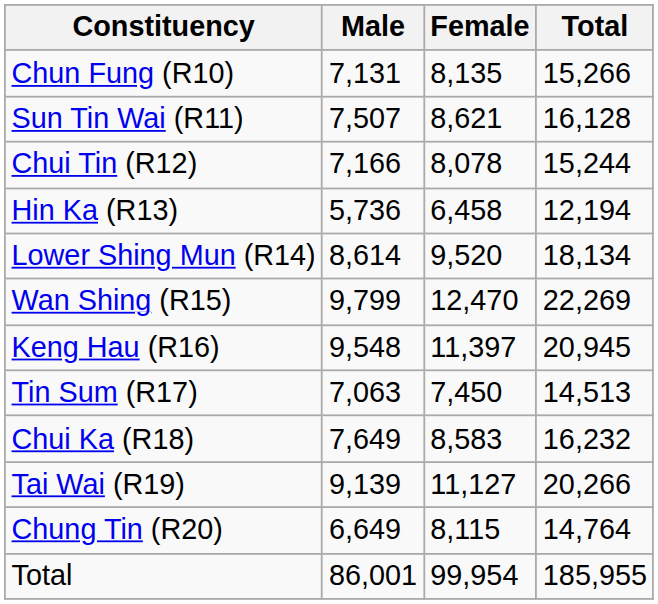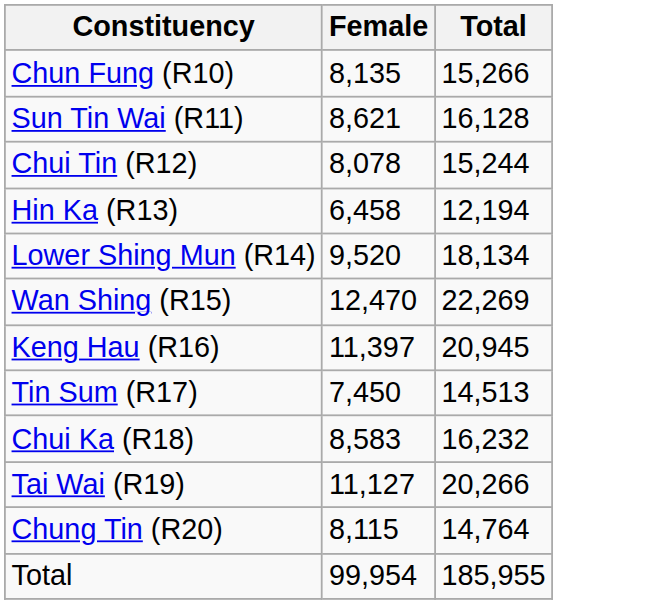- column: (373, 27)
